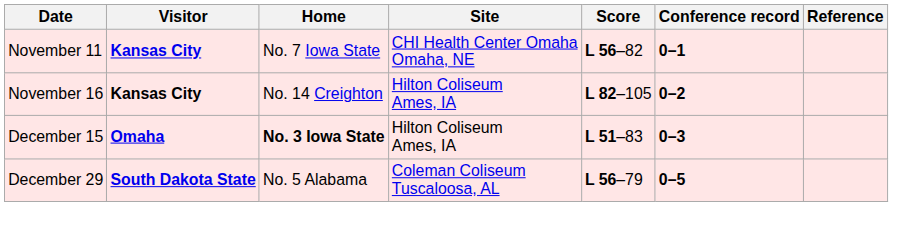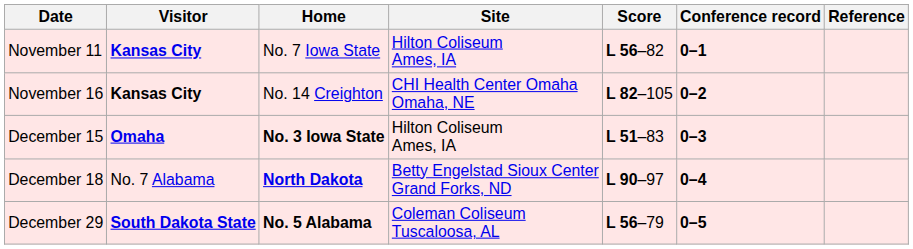(485, 51) CHI Health Center Omaha Omaha, NE -> (447, 51) Hilton Coliseum Ames, IA
(447, 94) Hilton Coliseum Ames, IA -> (485, 94) CHI Health Center Omaha Omaha, NE
+ row: (56, 179)
(315, 179) normal -> (317, 222) bold
